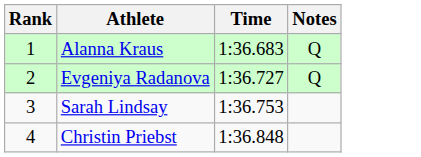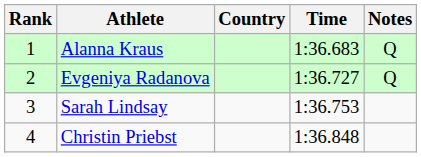+ column: (252, 19)
